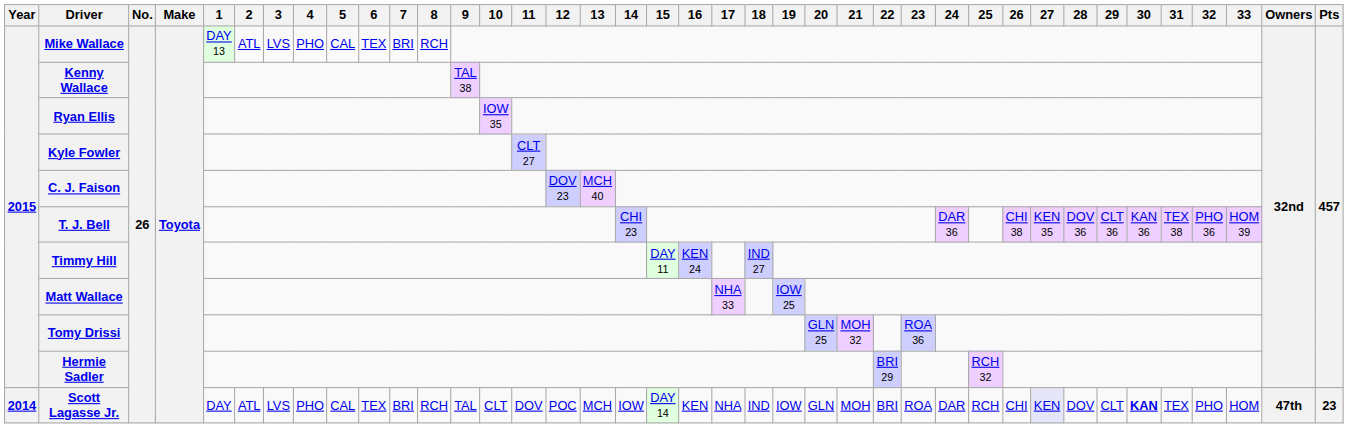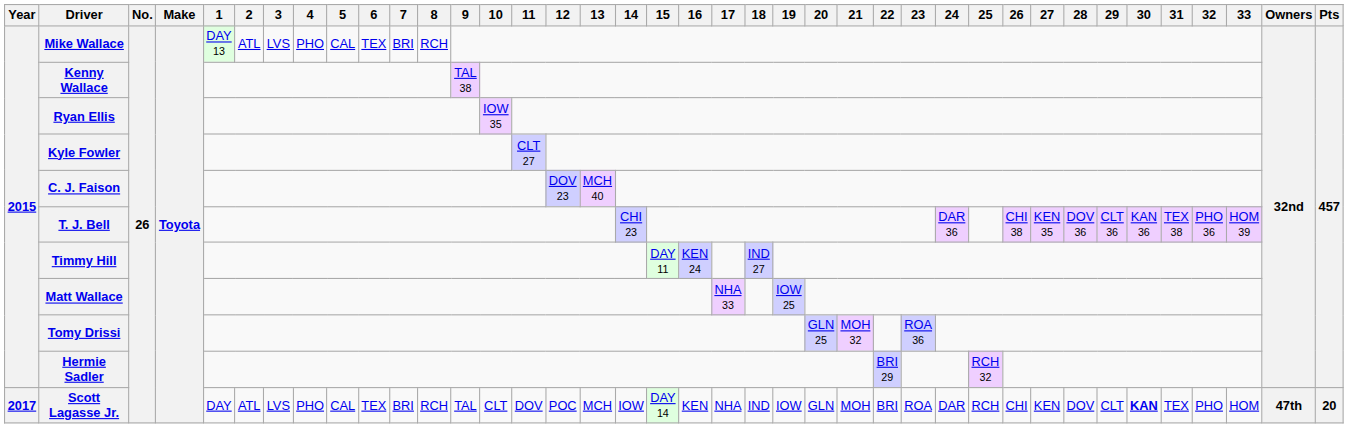(22, 405) 2014 -> (22, 405) 2017
(1047, 405) lavender background -> (1047, 405) no background
(1329, 405) 23 -> (1329, 405) 20
